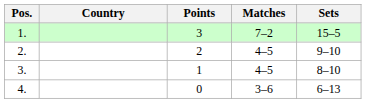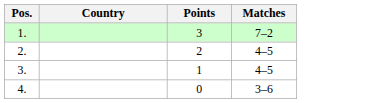- column: (329, 13)
